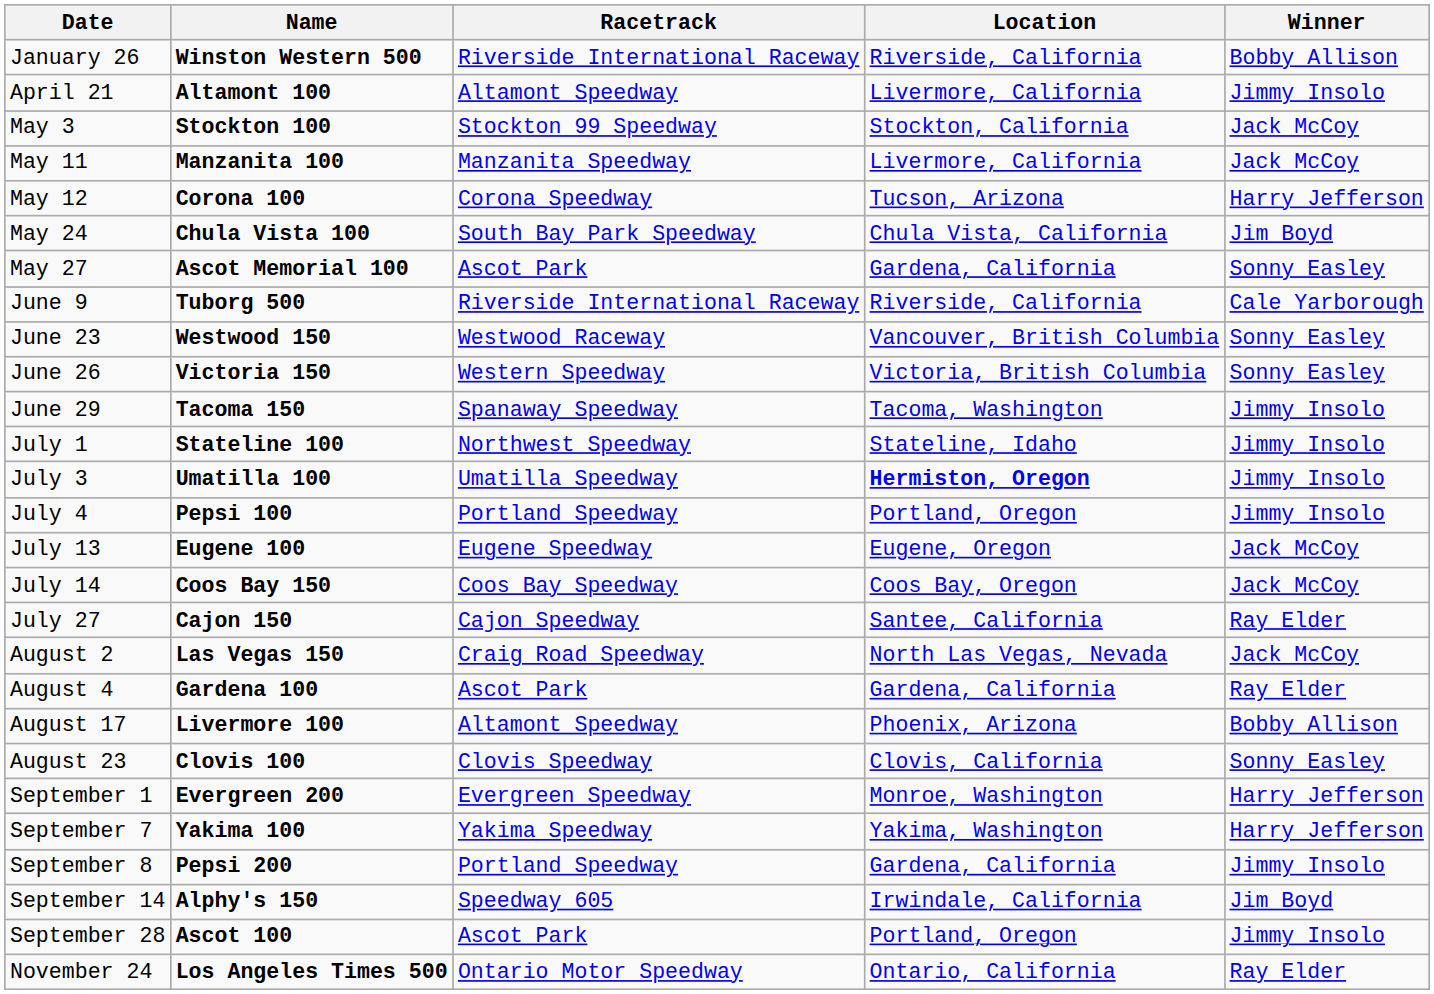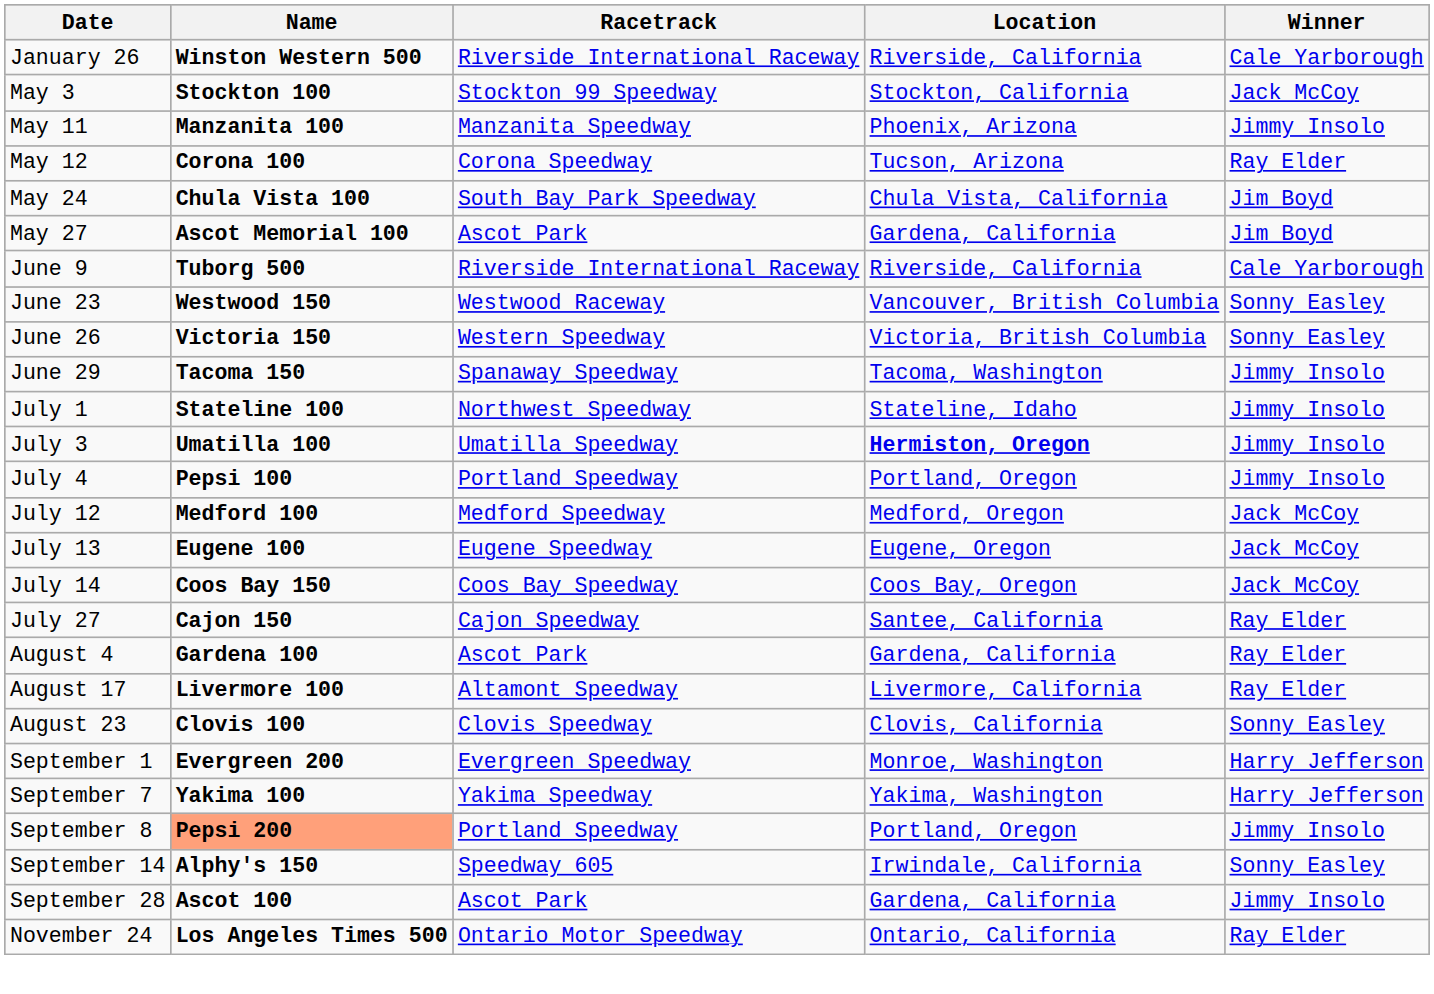(1314, 58) Bobby Allison -> (1327, 58) Cale Yarborough
- row: (62, 93)
(1006, 163) Livermore, California -> (973, 128) Phoenix, Arizona
(1294, 163) Jack McCoy -> (1307, 128) Jimmy Insolo
(1327, 198) Harry Jefferson -> (1288, 163) Ray Elder
(1307, 269) Sonny Easley -> (1281, 233) Jim Boyd
+ row: (55, 515)
- row: (62, 655)
(973, 726) Phoenix, Arizona -> (1006, 691) Livermore, California
(1314, 726) Bobby Allison -> (1288, 691) Ray Elder
(234, 867) no background -> (234, 831) lightsalmon background
(993, 867) Gardena, California -> (973, 831) Portland, Oregon
(1281, 902) Jim Boyd -> (1307, 867) Sonny Easley
(973, 937) Portland, Oregon -> (993, 902) Gardena, California
